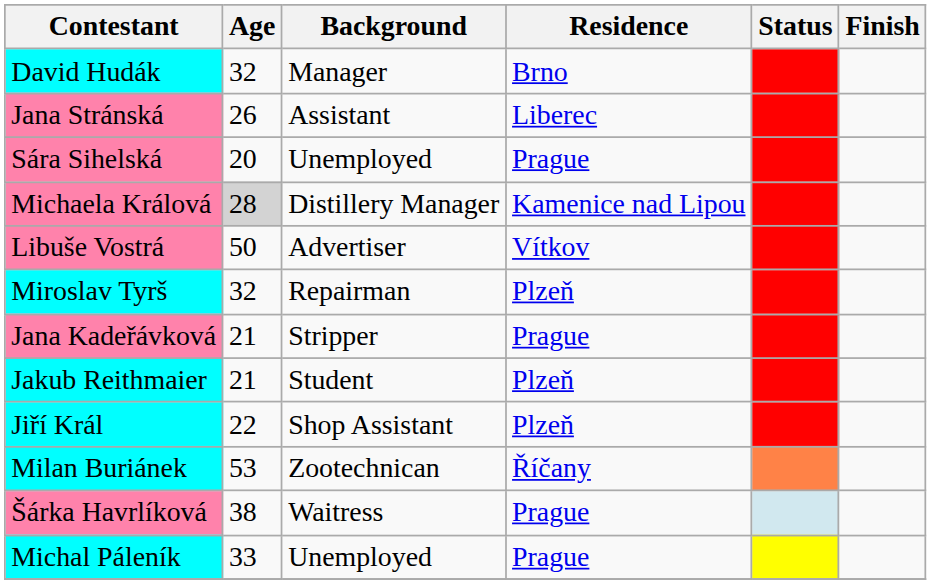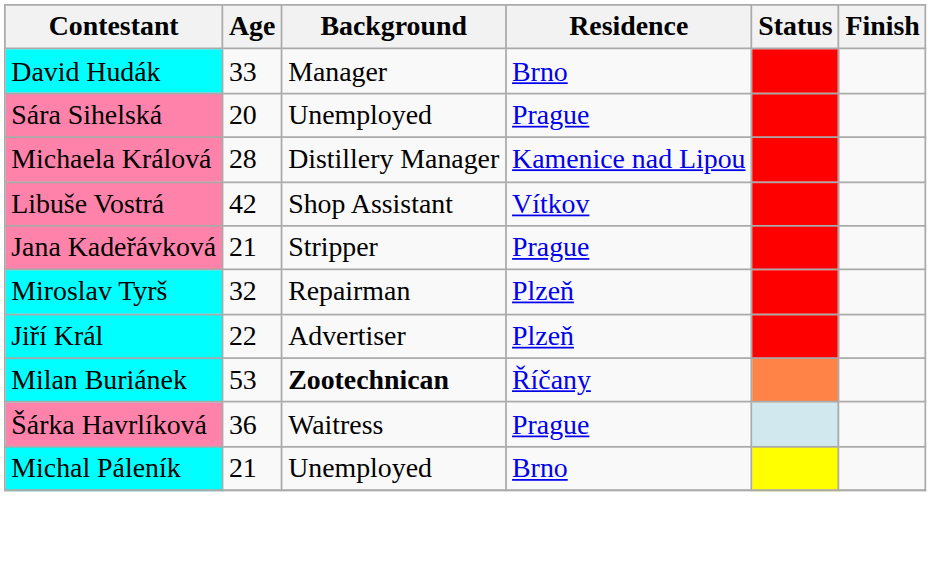(243, 70) 32 -> (243, 70) 33
- row: (87, 114)
(243, 203) lightgrey background -> (243, 159) no background
(243, 247) 50 -> (243, 203) 42
(347, 247) Advertiser -> (371, 203) Shop Assistant
rows swapped: (114, 335) <-> (89, 291)
- row: (109, 379)
(371, 423) Shop Assistant -> (347, 335) Advertiser
(364, 468) normal -> (369, 379) bold
(243, 512) 38 -> (243, 423) 36
(243, 556) 33 -> (243, 468) 21
(551, 556) Prague -> (540, 468) Brno
